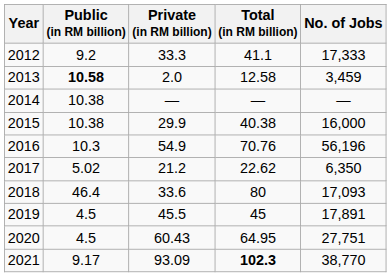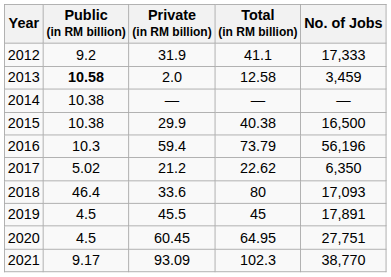(172, 54) 33.3 -> (172, 54) 31.9
(343, 123) 16,000 -> (343, 123) 16,500
(172, 146) 54.9 -> (172, 146) 59.4
(258, 146) 70.76 -> (258, 146) 73.79
(172, 237) 60.43 -> (172, 237) 60.45
(258, 260) bold -> (258, 260) normal
